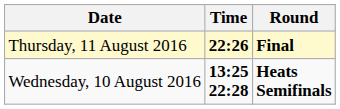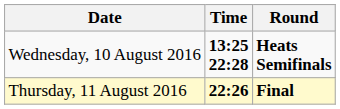rows swapped: (105, 81) <-> (98, 44)
